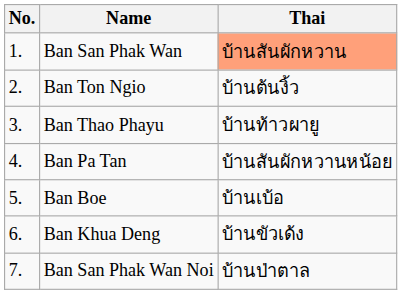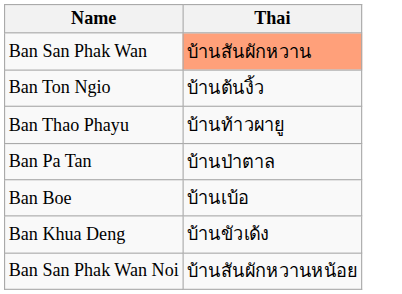- column: (22, 18)
(307, 161) บ้านสันผักหวานหน้อย -> (231, 161) บ้านป่าตาล
(266, 271) บ้านป่าตาล -> (272, 271) บ้านสันผักหวานหน้อย
